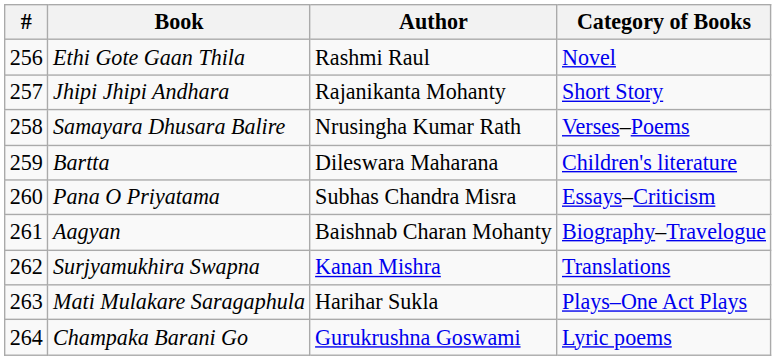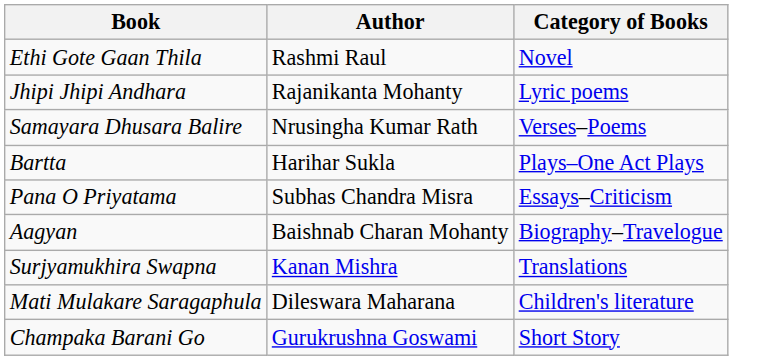- column: (26, 22)
(613, 92) Short Story -> (574, 92) Lyric poems
(407, 162) Dileswara Maharana -> (333, 162) Harihar Sukla
(650, 162) Children's literature -> (611, 162) Plays–One Act Plays
(377, 302) Harihar Sukla -> (363, 302) Dileswara Maharana
(655, 302) Plays–One Act Plays -> (606, 302) Children's literature
(617, 337) Lyric poems -> (569, 337) Short Story
